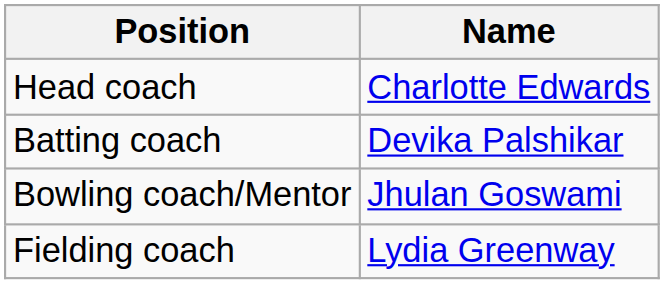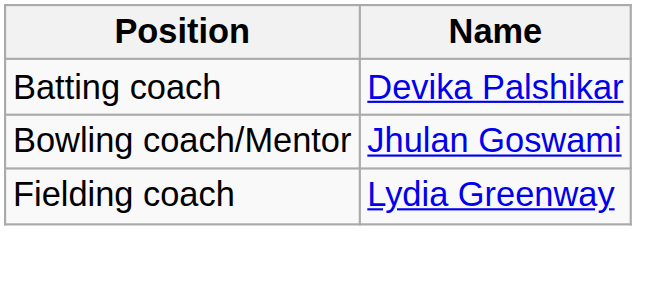- row: (105, 86)
